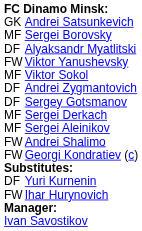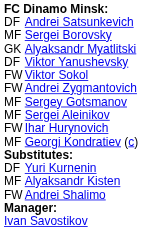(13, 22) GK -> (12, 22) DF
(12, 48) DF -> (13, 48) GK
(13, 62) FW -> (12, 62) DF
(13, 75) MF -> (13, 75) FW
(12, 88) DF -> (13, 88) FW
(12, 102) DF -> (13, 102) MF
- row: (66, 115)
rows swapped: (65, 141) <-> (67, 195)
(13, 155) FW -> (13, 141) MF
+ row: (73, 181)
